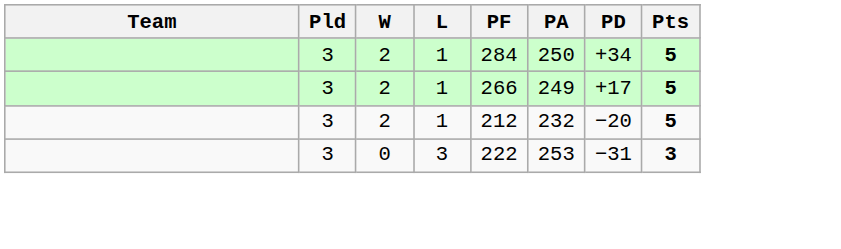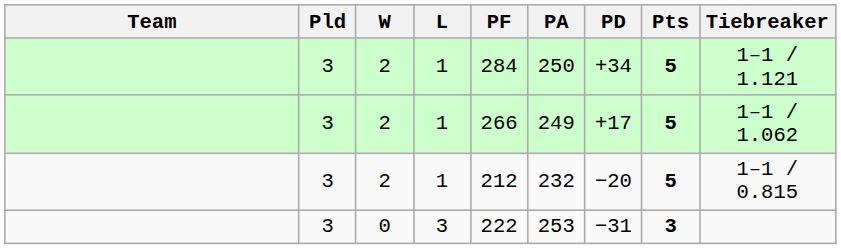+ column: (767, 22)
